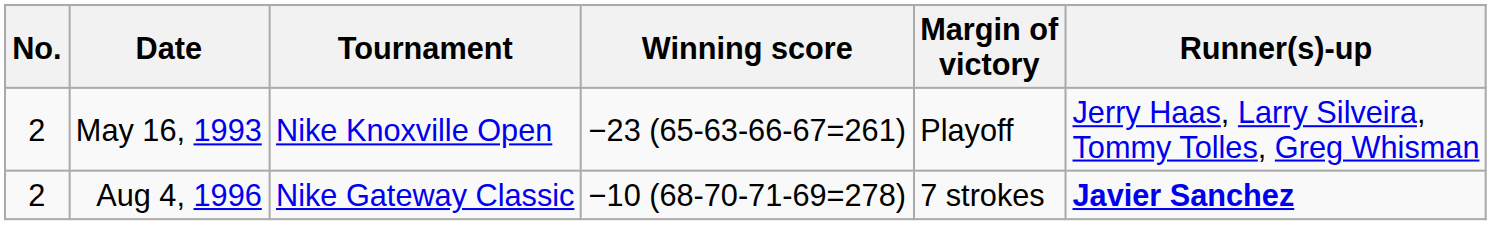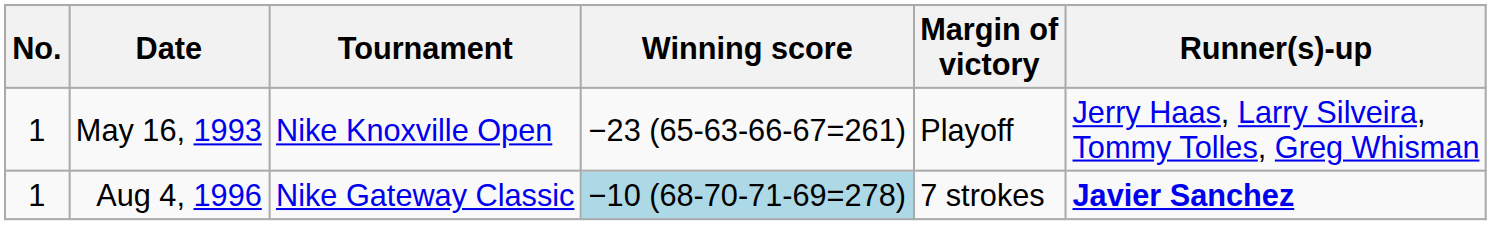(37, 130) 2 -> (37, 130) 1
(37, 195) 2 -> (37, 195) 1
(747, 195) no background -> (747, 195) lightblue background
